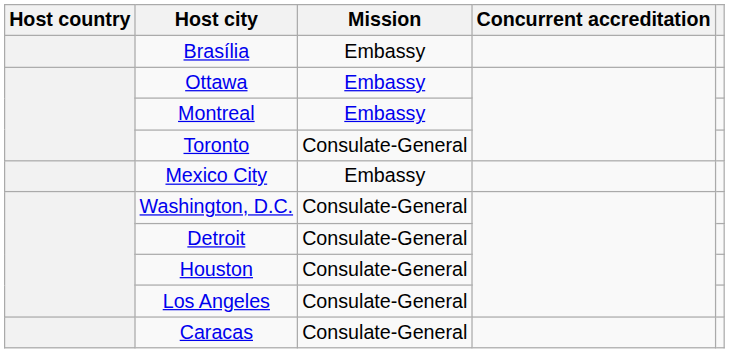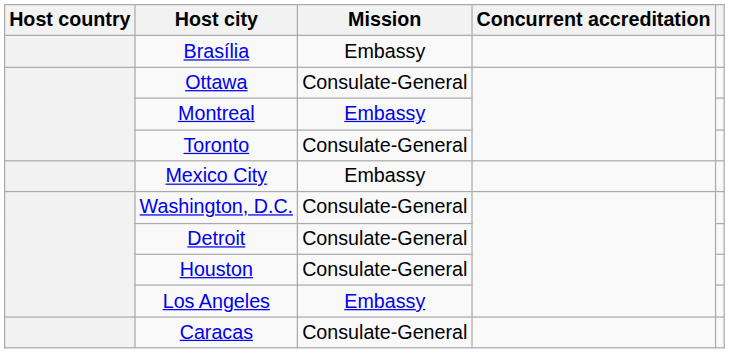(385, 82) Embassy -> (385, 82) Consulate-General
(385, 301) Consulate-General -> (385, 301) Embassy
